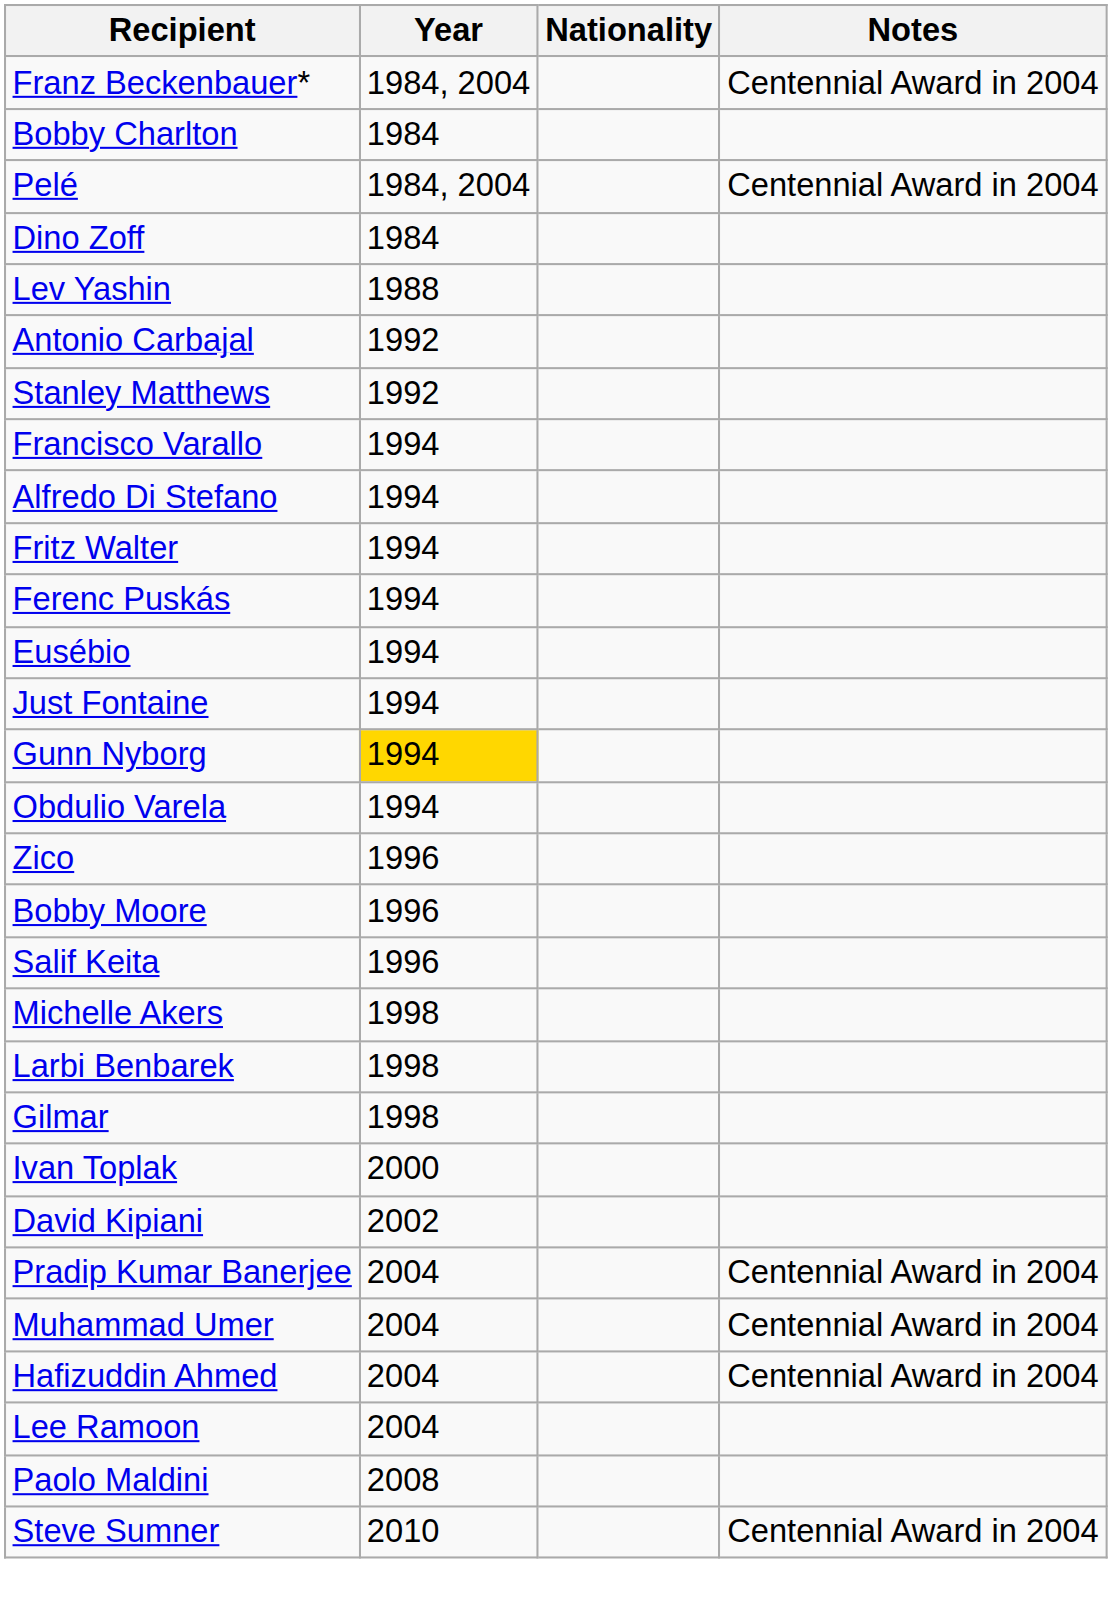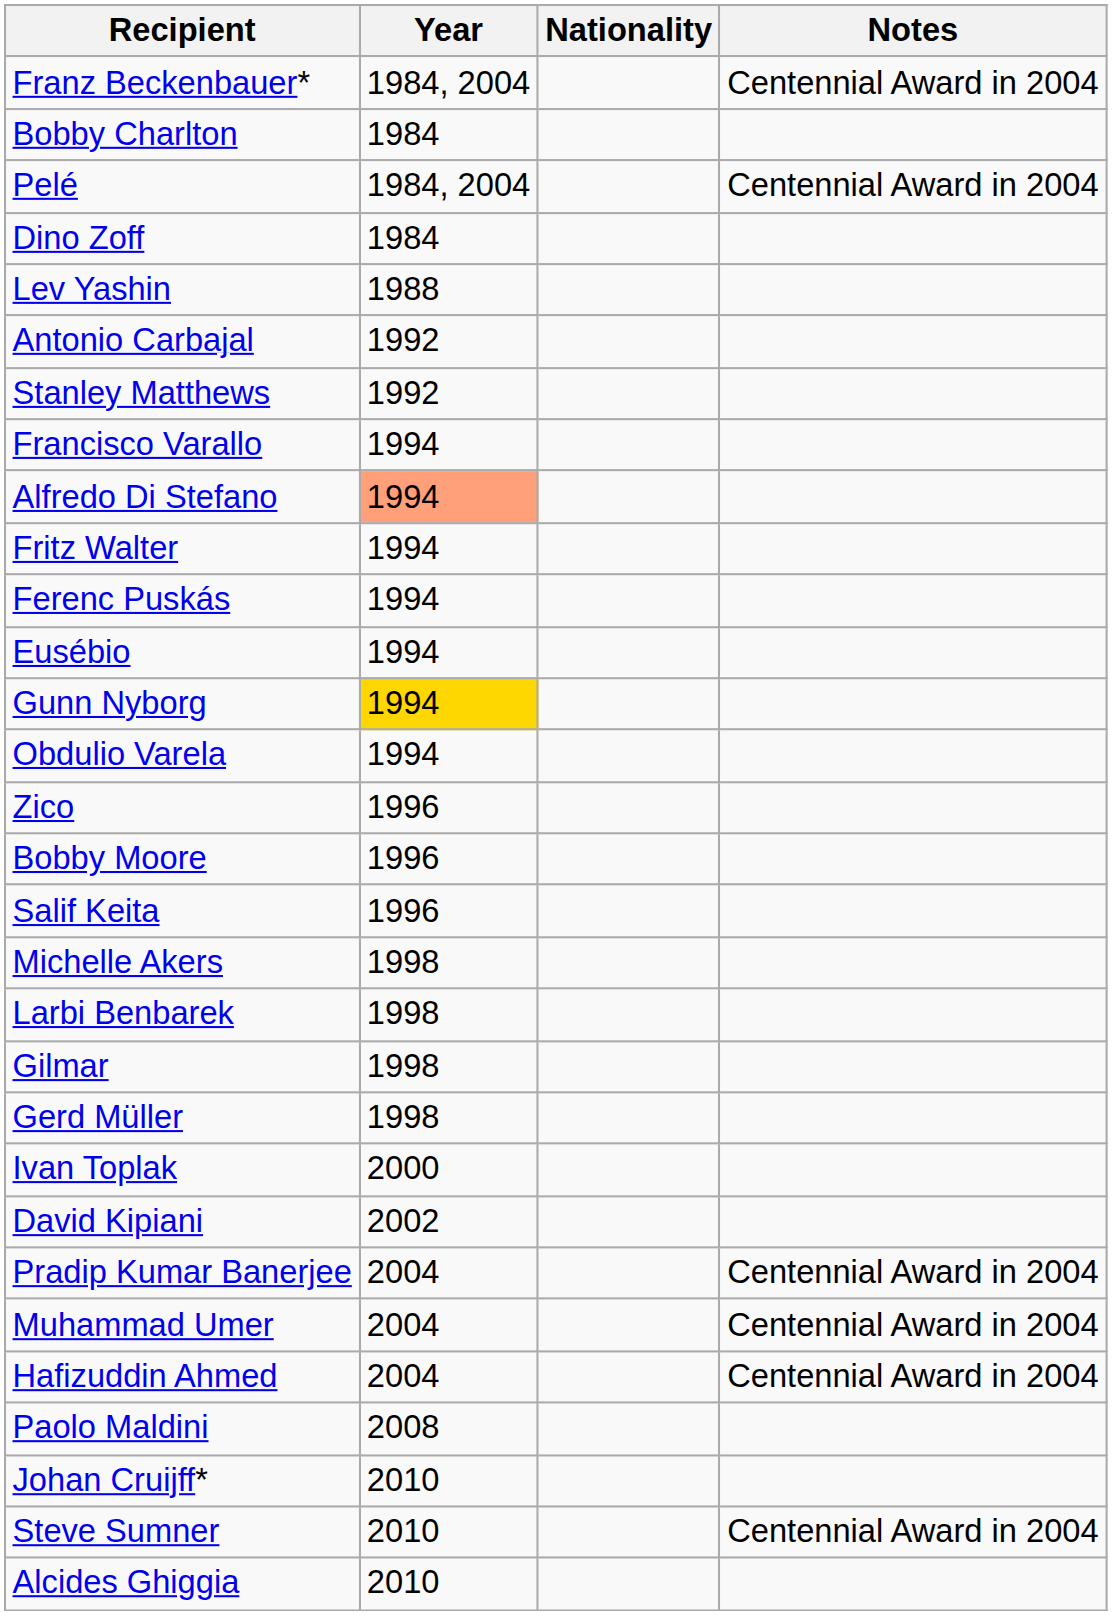(403, 496) no background -> (403, 496) lightsalmon background
- row: (111, 703)
+ row: (98, 1117)
- row: (106, 1428)
+ row: (110, 1479)
+ row: (126, 1583)
